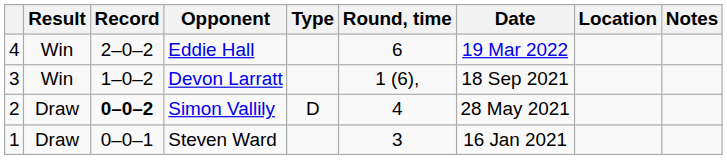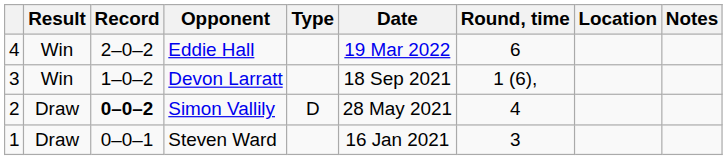columns swapped: (397, 19) <-> (515, 19)
